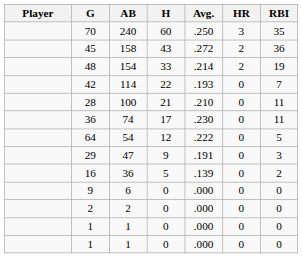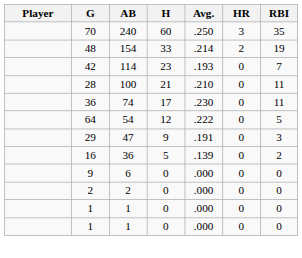- row: (90, 48)
(166, 84) 22 -> (166, 66) 23
